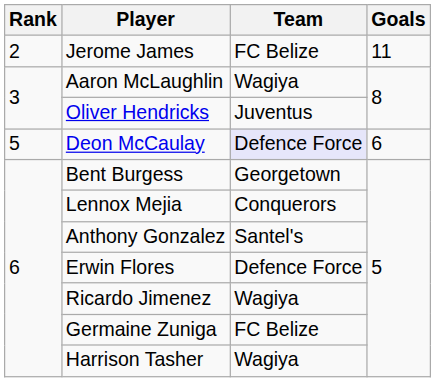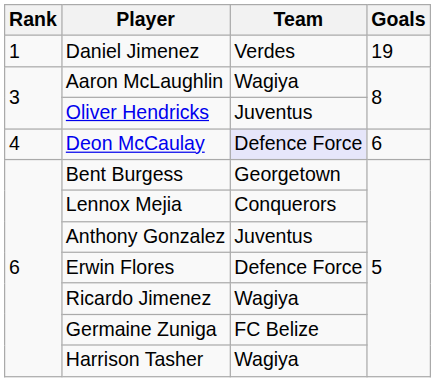+ row: (133, 50)
- row: (130, 50)
(15, 143) 5 -> (15, 143) 4
(269, 236) Santel's -> (273, 236) Juventus
